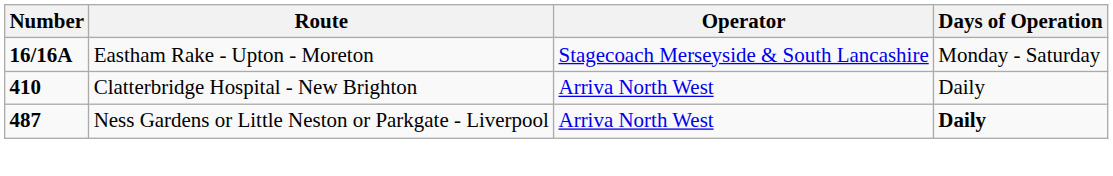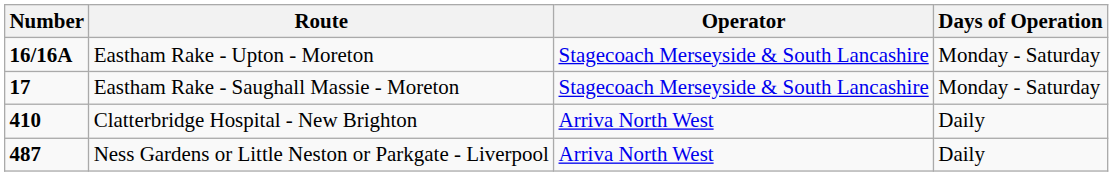+ row: (276, 87)
(962, 120) bold -> (962, 154) normal
